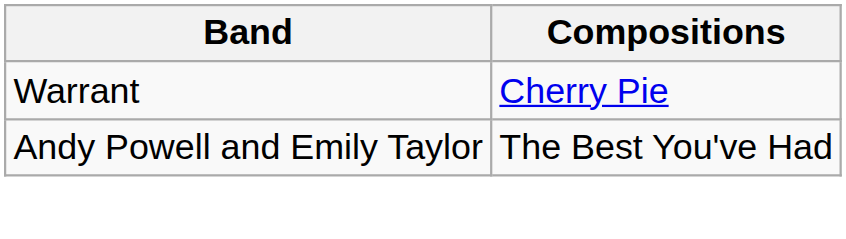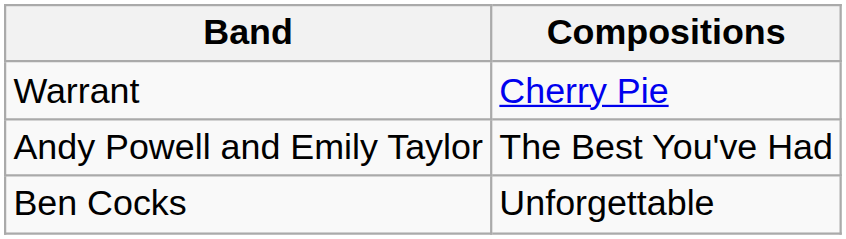+ row: (100, 203)
